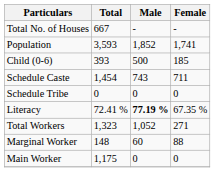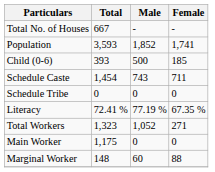(150, 110) bold -> (150, 110) normal
rows swapped: (34, 158) <-> (42, 142)
